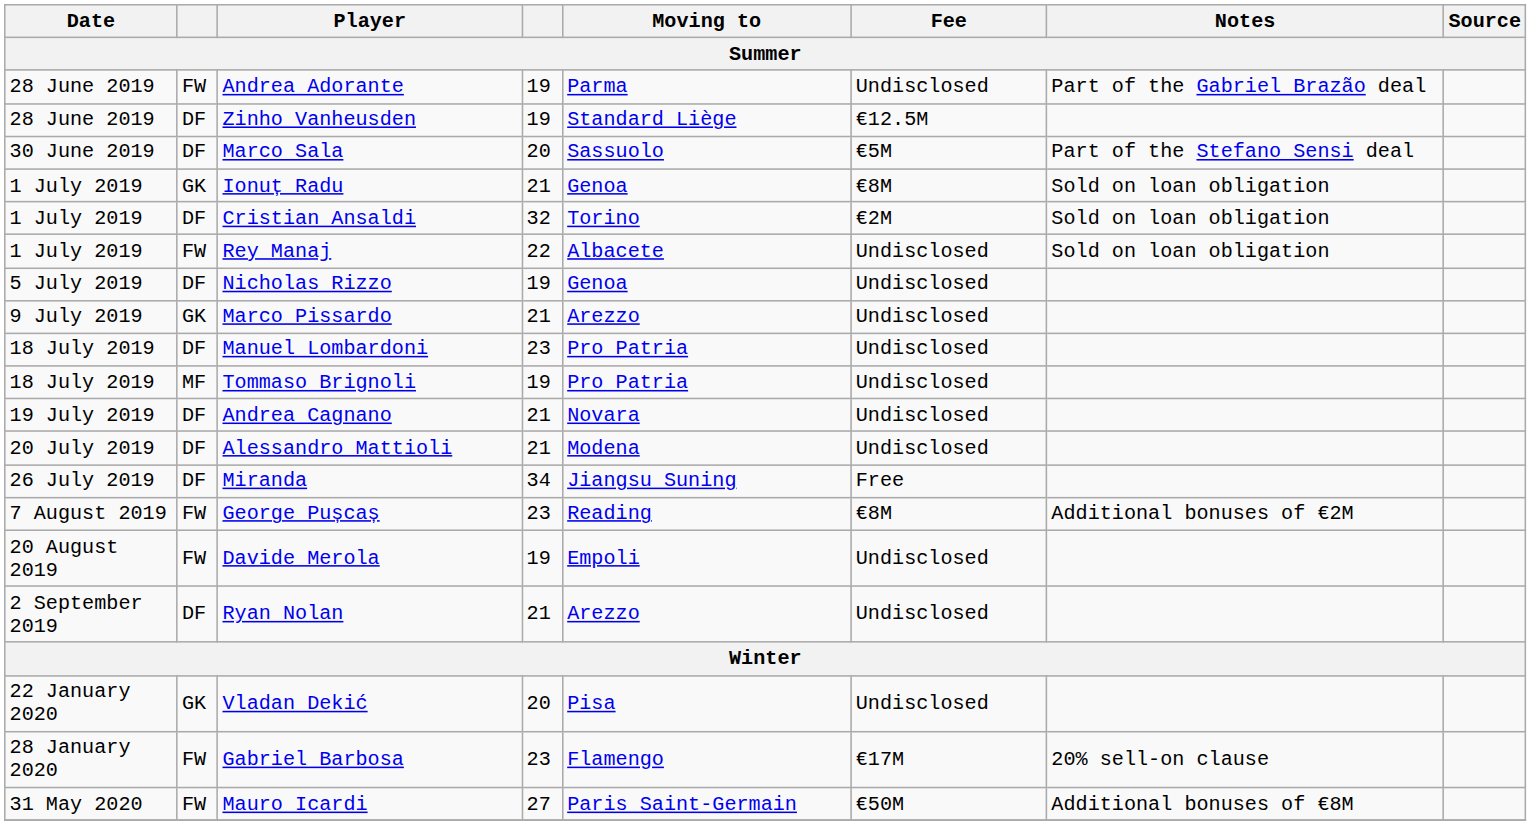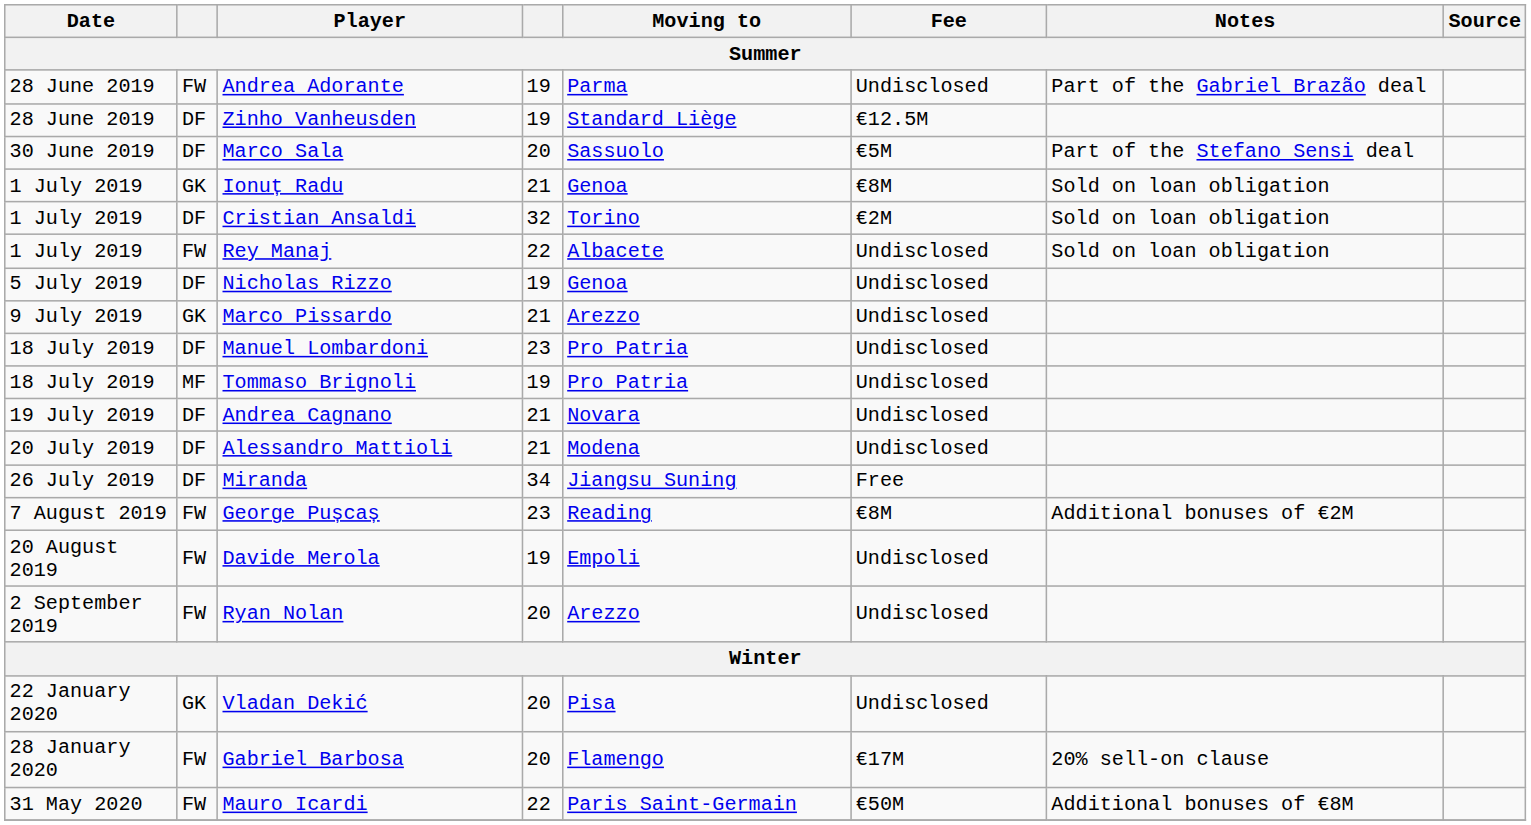(194, 614) DF -> (194, 614) FW
(539, 614) 21 -> (539, 614) 20
(539, 759) 23 -> (539, 759) 20
(539, 804) 27 -> (539, 804) 22
